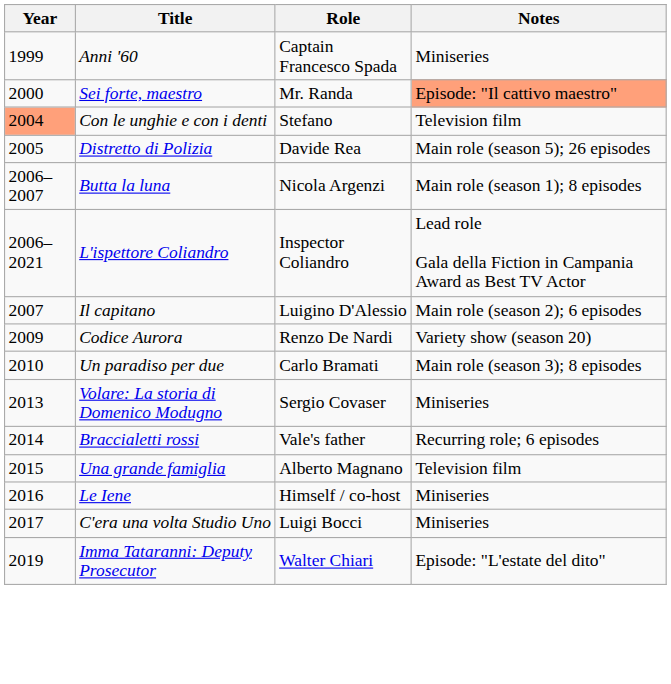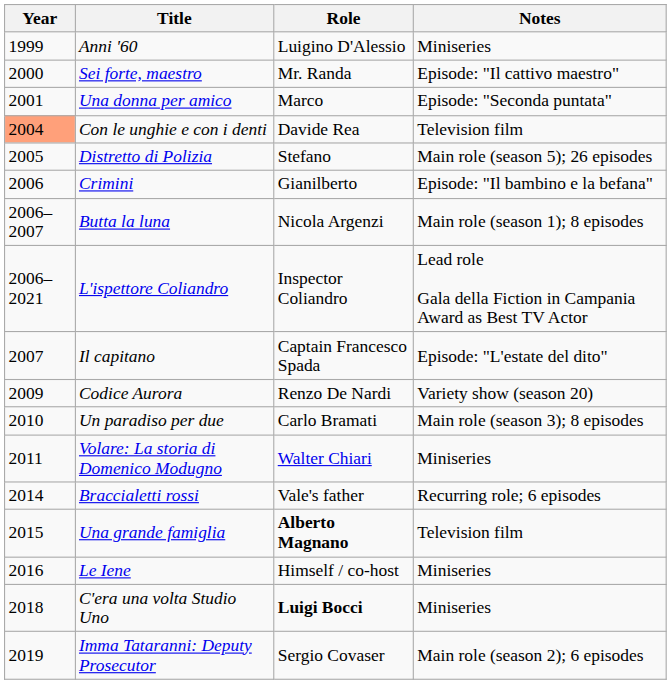(338, 55) Captain Francesco Spada -> (342, 45) Luigino D'Alessio
(516, 93) lightsalmon background -> (518, 73) no background
+ row: (155, 101)
(306, 120) Stefano -> (319, 128) Davide Rea
(320, 148) Davide Rea -> (304, 156) Stefano
+ row: (106, 184)
(343, 310) Luigino D'Alessio -> (342, 355) Captain Francesco Spada
(529, 310) Main role (season 2); 6 episodes -> (512, 355) Episode: "L'estate del dito"
(26, 402) 2013 -> (26, 458) 2011
(333, 402) Sergio Covaser -> (325, 458) Walter Chiari
(341, 467) normal -> (313, 533) bold
(26, 523) 2017 -> (26, 608) 2018
(321, 523) normal -> (320, 608) bold
(326, 560) Walter Chiari -> (331, 655) Sergio Covaser
(511, 560) Episode: "L'estate del dito" -> (530, 655) Main role (season 2); 6 episodes
